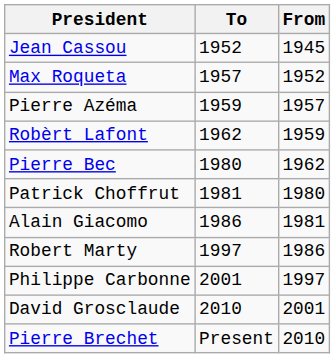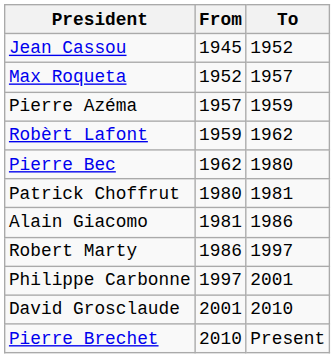columns swapped: (304, 19) <-> (237, 19)
